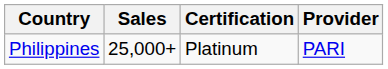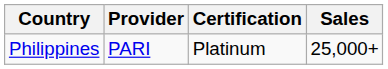columns swapped: (341, 19) <-> (142, 19)
